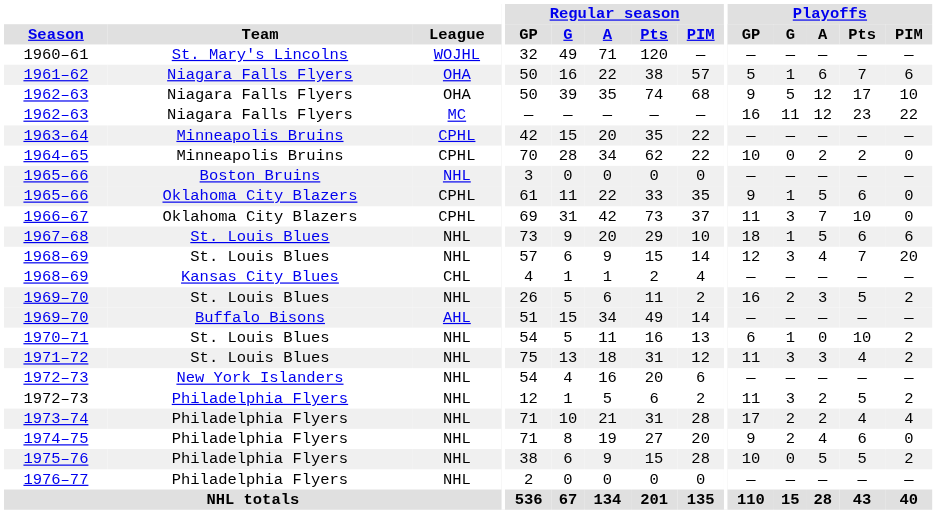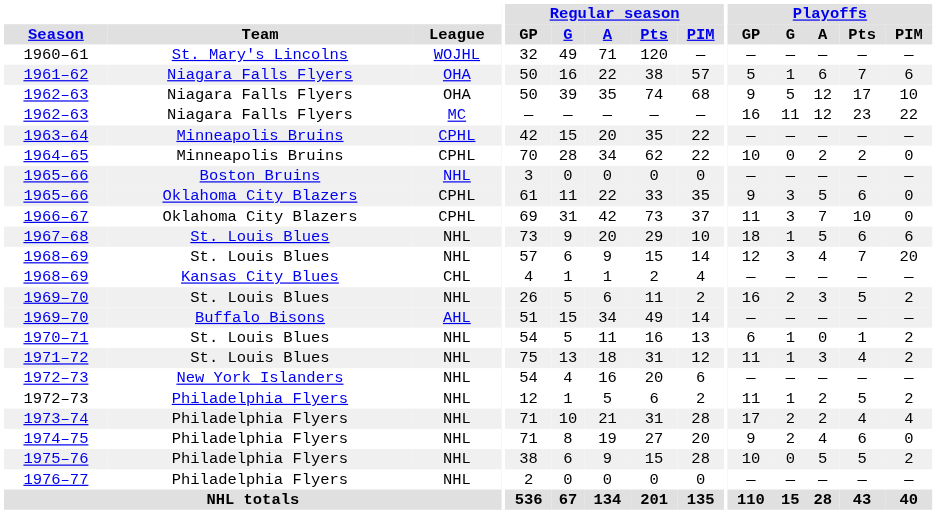(790, 196) 1 -> (790, 196) 3
(862, 338) 10 -> (862, 338) 1
(790, 358) 3 -> (790, 358) 1
(790, 398) 3 -> (790, 398) 1
